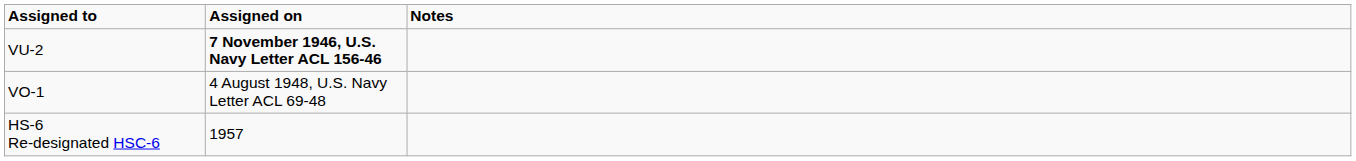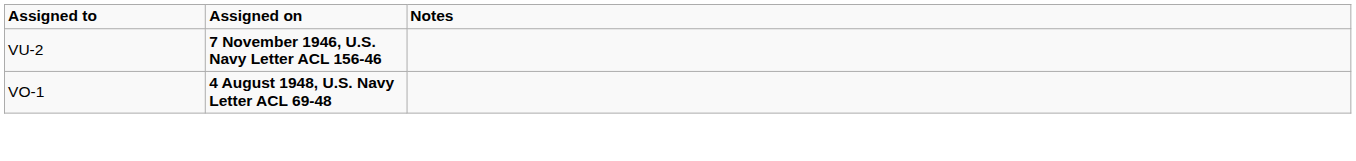(298, 92) normal -> (302, 92) bold
- row: (84, 134)
